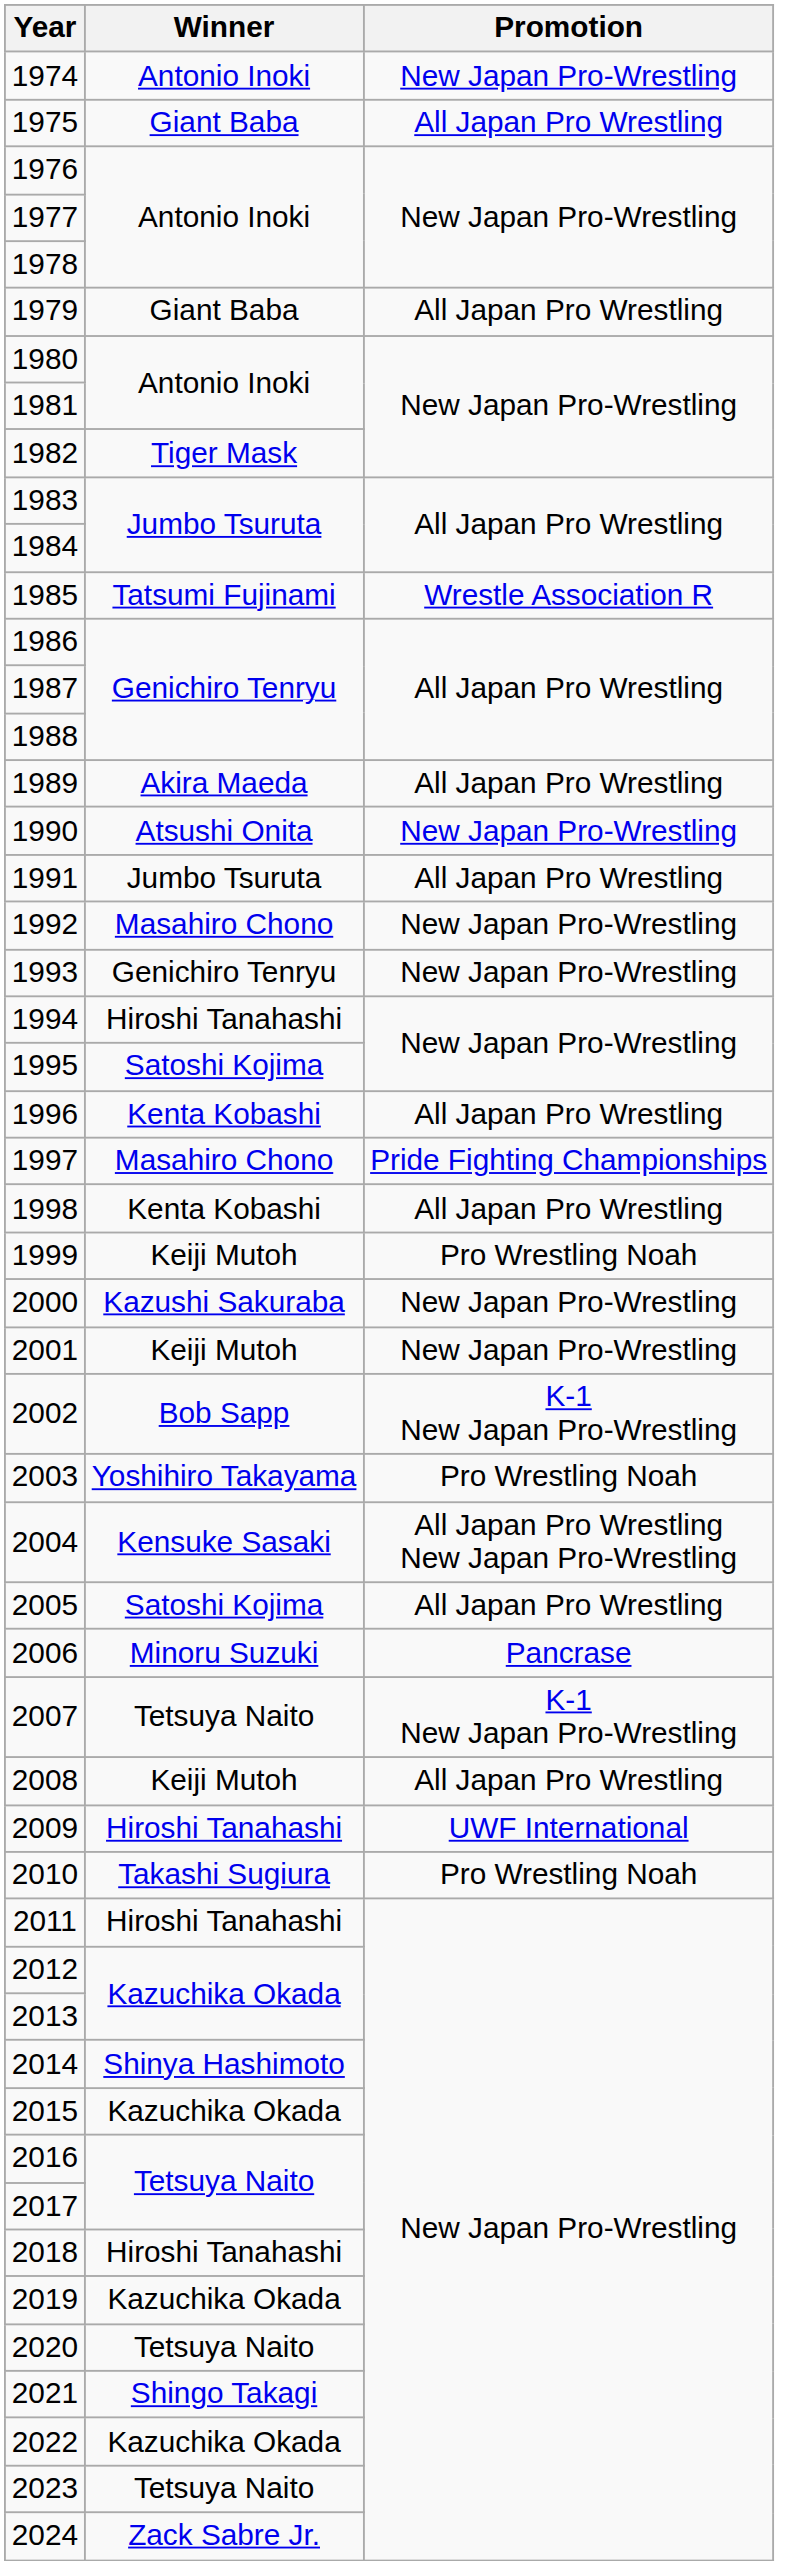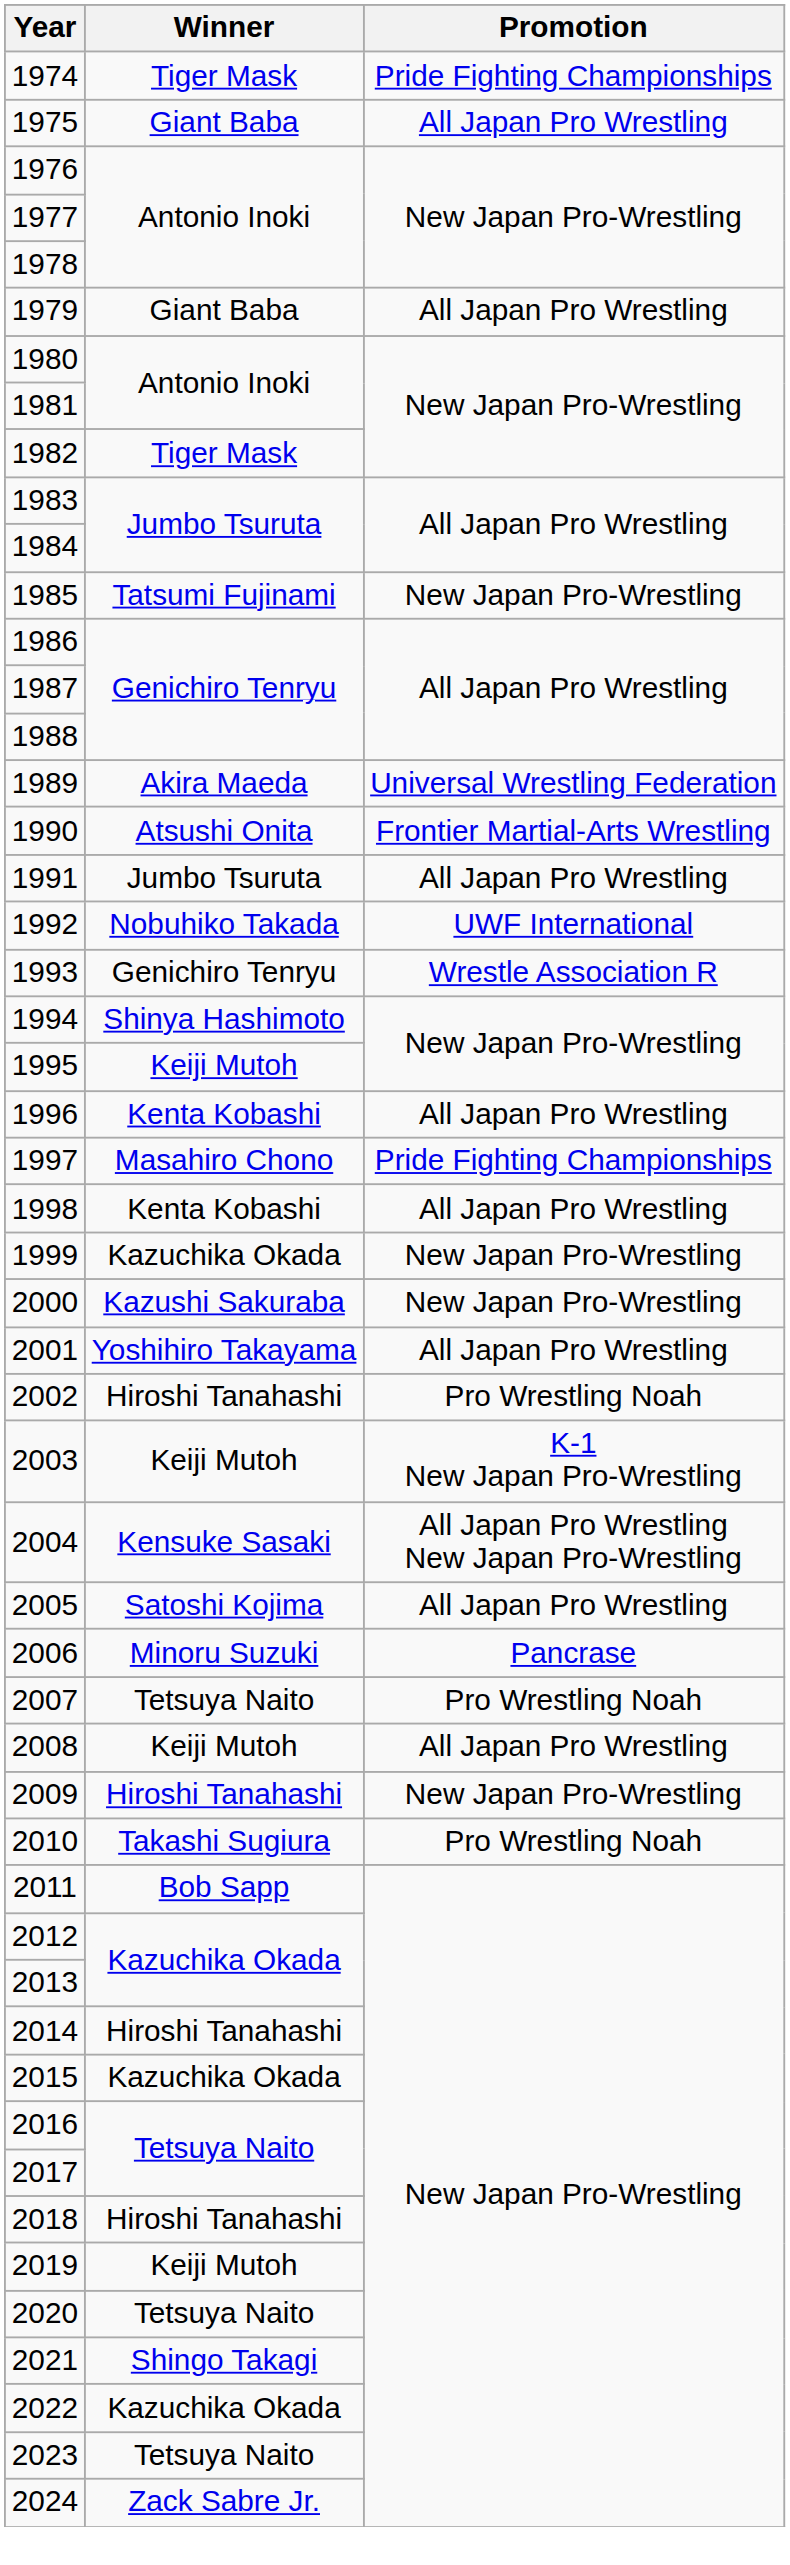(224, 75) Antonio Inoki -> (224, 75) Tiger Mask
(569, 75) New Japan Pro-Wrestling -> (573, 75) Pride Fighting Championships
(569, 594) Wrestle Association R -> (573, 594) New Japan Pro-Wrestling
(569, 783) All Japan Pro Wrestling -> (573, 783) Universal Wrestling Federation
(569, 830) New Japan Pro-Wrestling -> (573, 830) Frontier Martial-Arts Wrestling
(224, 924) Masahiro Chono -> (224, 924) Nobuhiko Takada
(569, 924) New Japan Pro-Wrestling -> (573, 924) UWF International
(569, 972) New Japan Pro-Wrestling -> (573, 972) Wrestle Association R
(224, 1019) Hiroshi Tanahashi -> (224, 1019) Shinya Hashimoto
(224, 1066) Satoshi Kojima -> (224, 1066) Keiji Mutoh
(224, 1255) Keiji Mutoh -> (224, 1255) Kazuchika Okada
(569, 1255) Pro Wrestling Noah -> (573, 1255) New Japan Pro-Wrestling
(224, 1349) Keiji Mutoh -> (224, 1349) Yoshihiro Takayama
(569, 1349) New Japan Pro-Wrestling -> (573, 1349) All Japan Pro Wrestling
(224, 1413) Bob Sapp -> (224, 1396) Hiroshi Tanahashi
(569, 1413) K-1 New Japan Pro-Wrestling -> (573, 1396) Pro Wrestling Noah
(224, 1477) Yoshihiro Takayama -> (224, 1460) Keiji Mutoh
(569, 1477) Pro Wrestling Noah -> (573, 1460) K-1 New Japan Pro-Wrestling
(569, 1716) K-1 New Japan Pro-Wrestling -> (573, 1699) Pro Wrestling Noah
(569, 1827) UWF International -> (573, 1794) New Japan Pro-Wrestling
(224, 1922) Hiroshi Tanahashi -> (224, 1888) Bob Sapp
(224, 2063) Shinya Hashimoto -> (224, 2030) Hiroshi Tanahashi
(224, 2299) Kazuchika Okada -> (224, 2266) Keiji Mutoh
